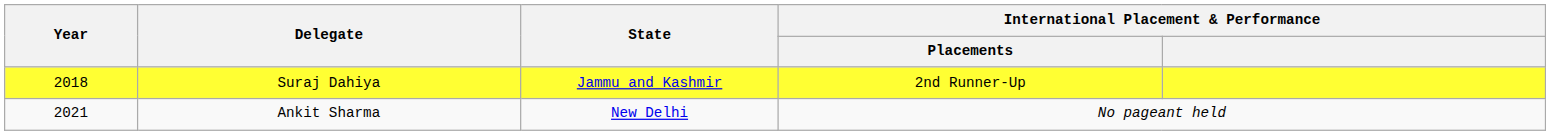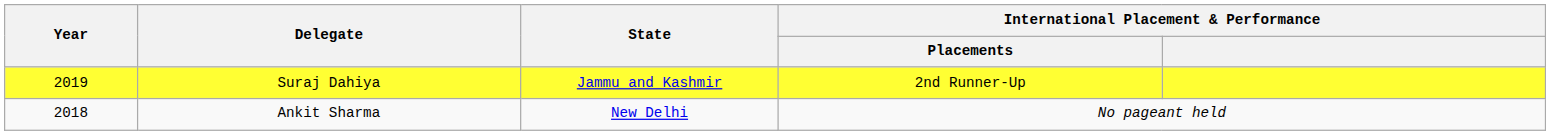(71, 83) 2018 -> (71, 83) 2019
(71, 114) 2021 -> (71, 114) 2018
